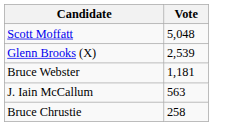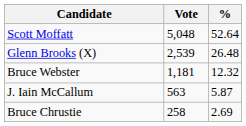+ column: (225, 14)
